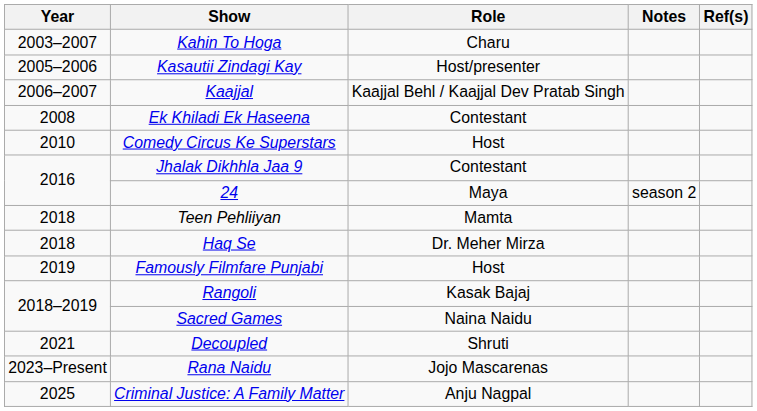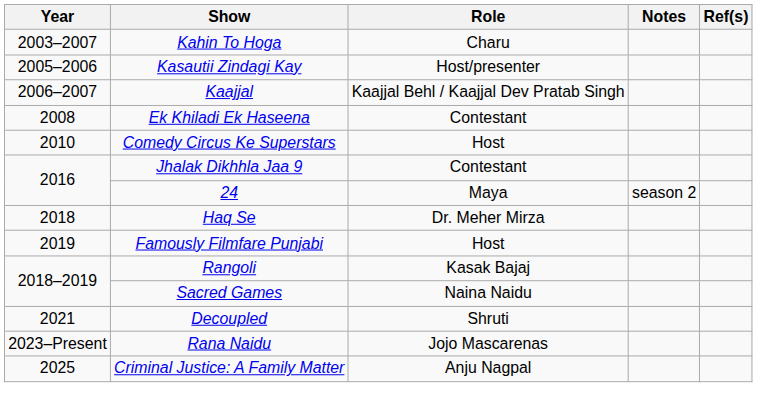- row: (229, 218)
